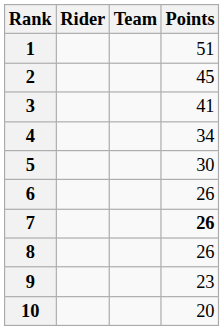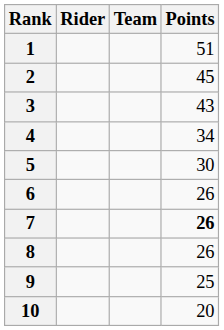(205, 106) 41 -> (205, 106) 43
(205, 281) 23 -> (205, 281) 25
